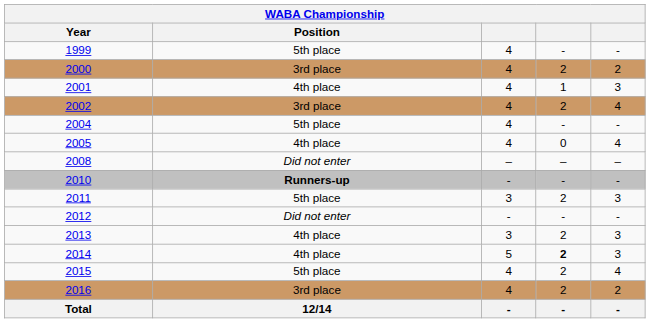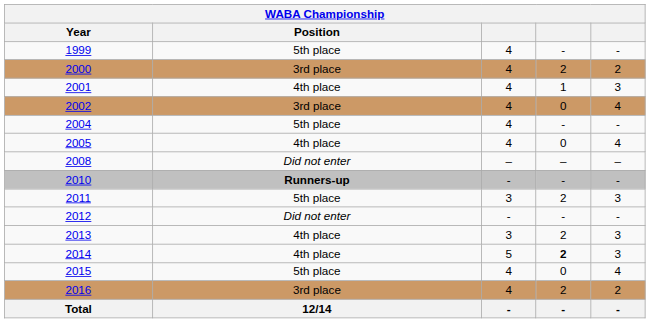(563, 106) 2 -> (563, 106) 0
(563, 272) 2 -> (563, 272) 0
